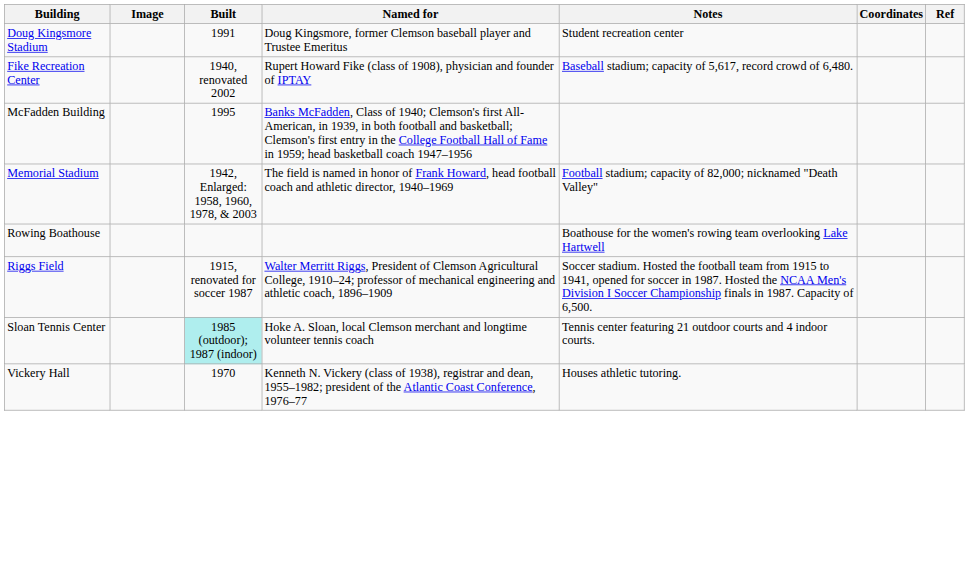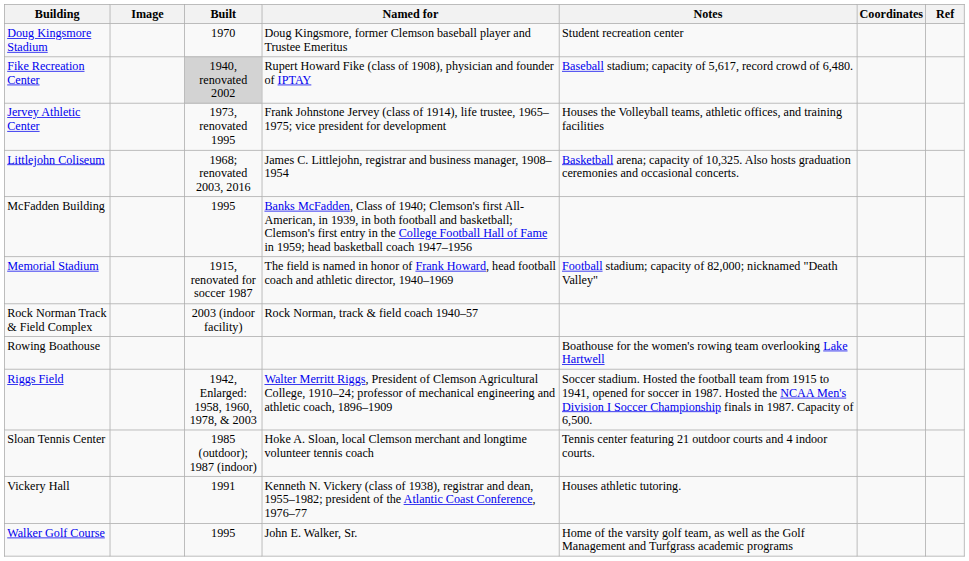(223, 33) 1991 -> (223, 33) 1970
(223, 80) no background -> (223, 80) lightgrey background
+ row: (44, 119)
+ row: (56, 159)
(223, 193) 1942, Enlarged: 1958, 1960, 1978, & 2003 -> (223, 280) 1915, renovated for soccer 1987
+ row: (57, 320)
(223, 280) 1915, renovated for soccer 1987 -> (223, 399) 1942, Enlarged: 1958, 1960, 1978, & 2003
(223, 340) paleturquoise background -> (223, 453) no background
(223, 373) 1970 -> (223, 486) 1991
+ row: (56, 532)
